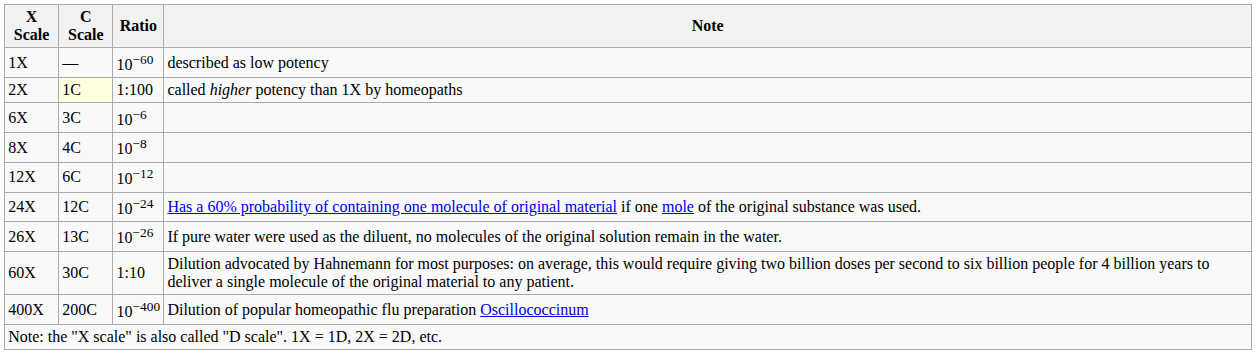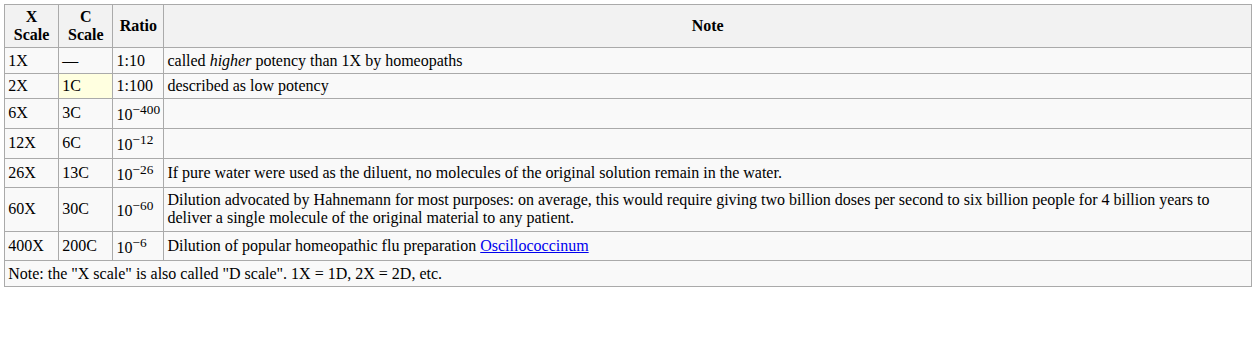(135, 62) 10−60 -> (131, 60) 1:10
(248, 62) described as low potency -> (315, 60) called higher potency than 1X by homeopaths
(315, 90) called higher potency than 1X by homeopaths -> (248, 85) described as low potency
(132, 117) 10−6 -> (138, 113) 10−400
- row: (18, 147)
- row: (22, 206)
(131, 273) 1:10 -> (135, 209) 10−60
(138, 309) 10−400 -> (132, 245) 10−6
